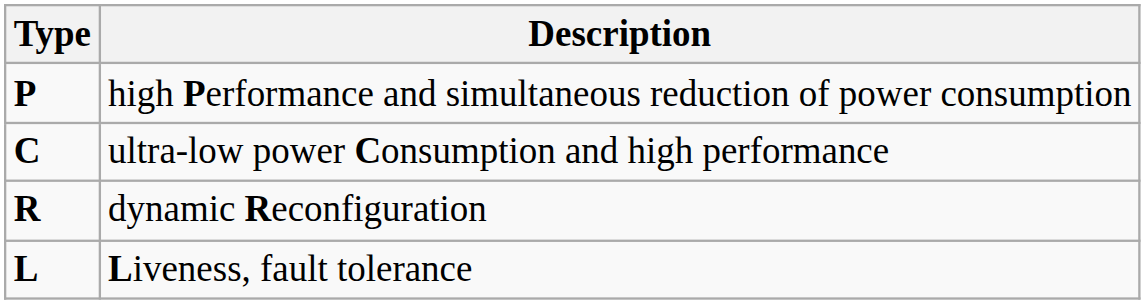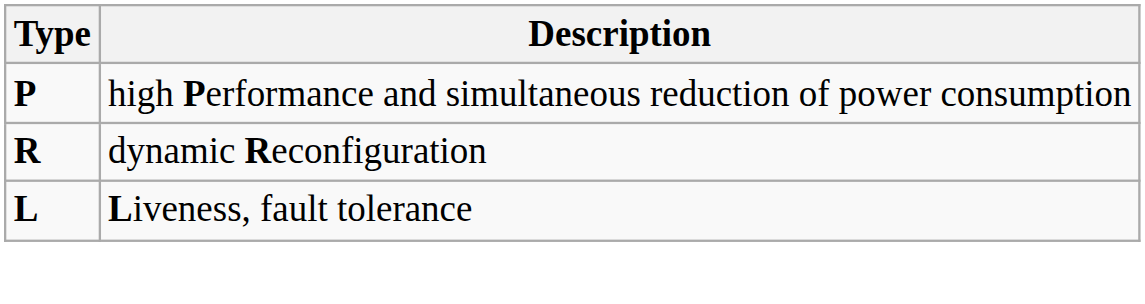- row: (499, 151)
